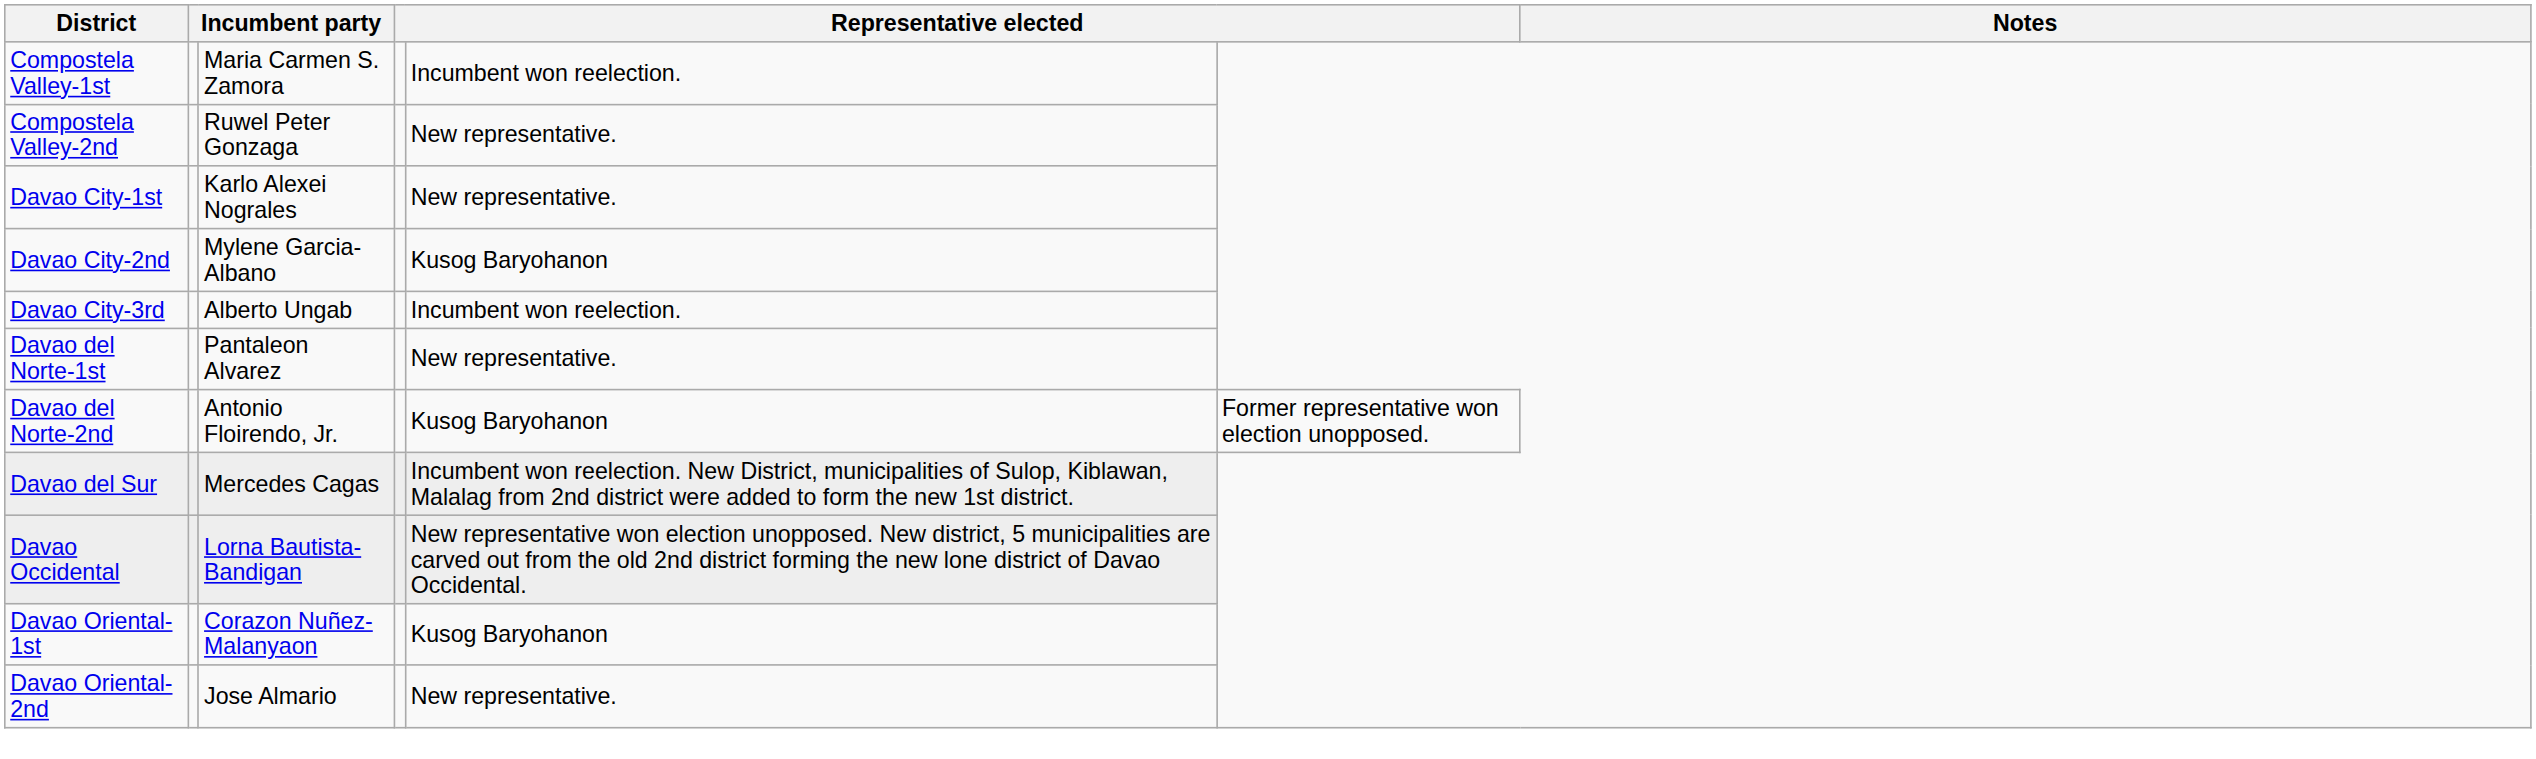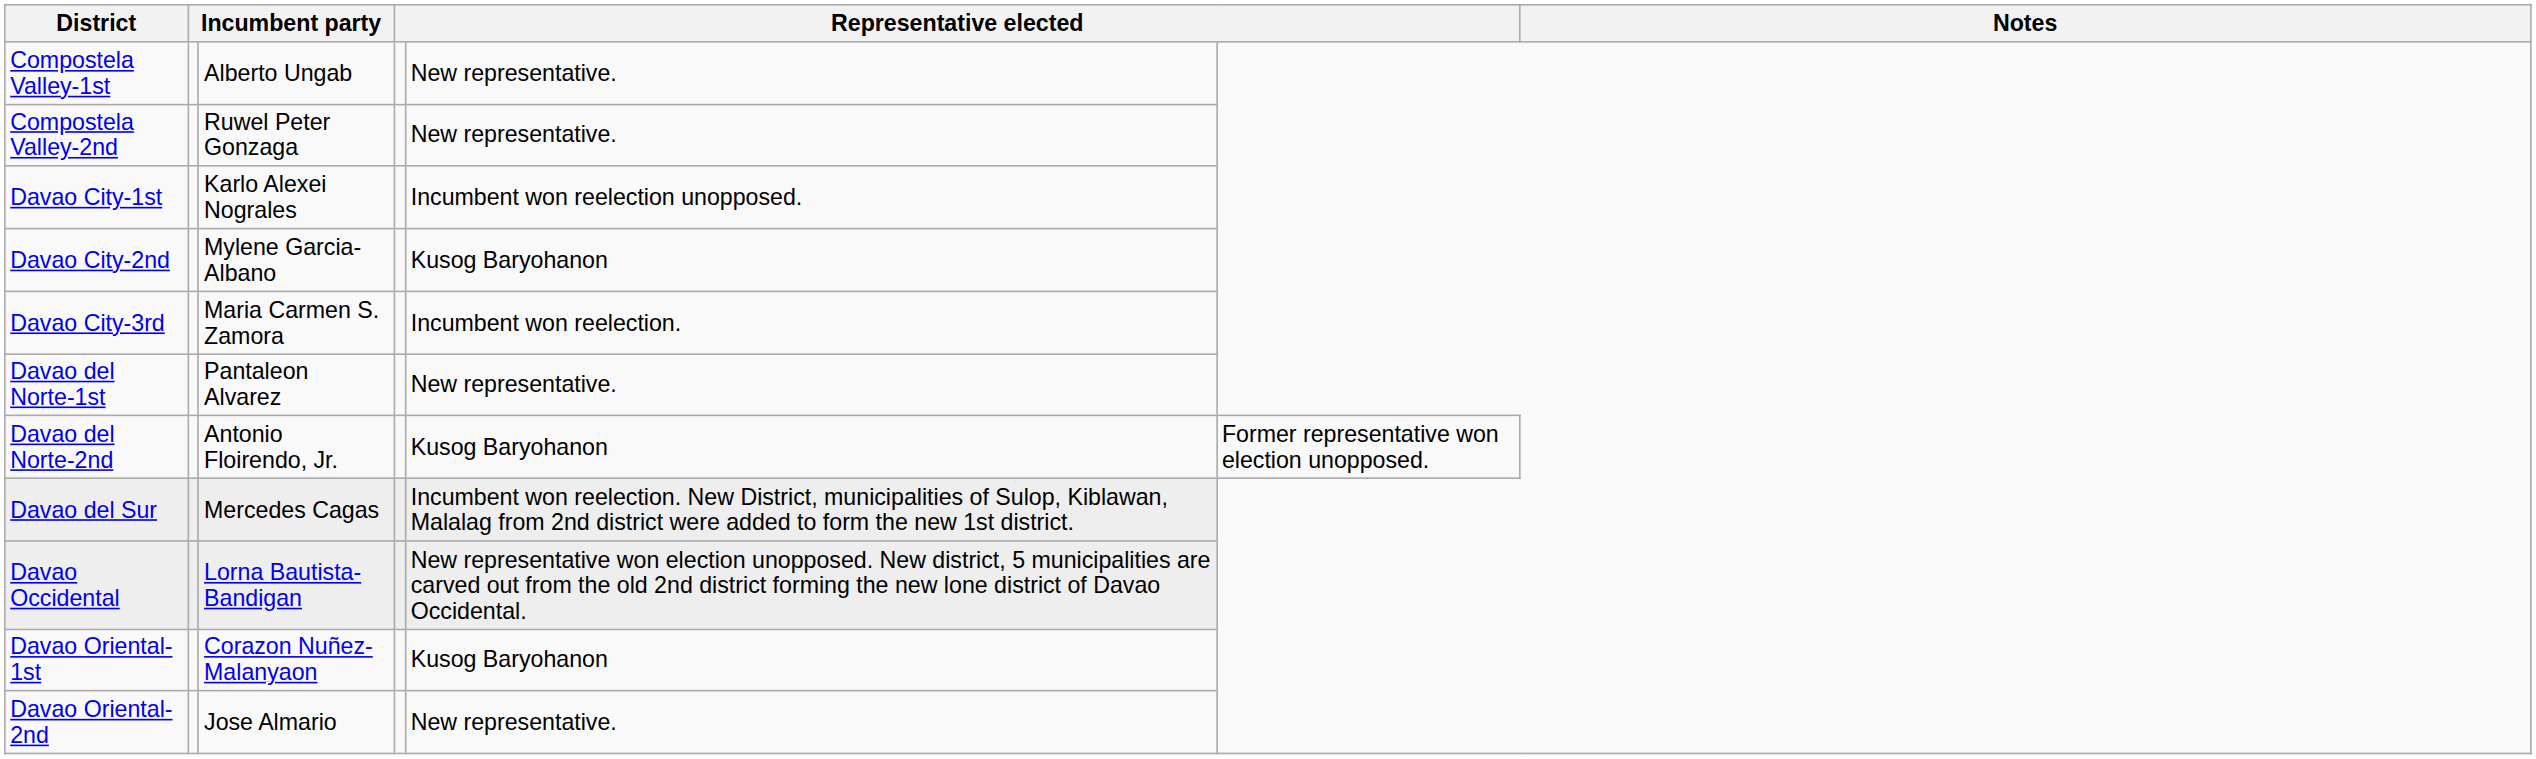(292, 73) Maria Carmen S. Zamora -> (278, 73) Alberto Ungab
(546, 73) Incumbent won reelection. -> (514, 73) New representative.
(514, 198) New representative. -> (607, 198) Incumbent won reelection unopposed.
(278, 310) Alberto Ungab -> (292, 323) Maria Carmen S. Zamora
